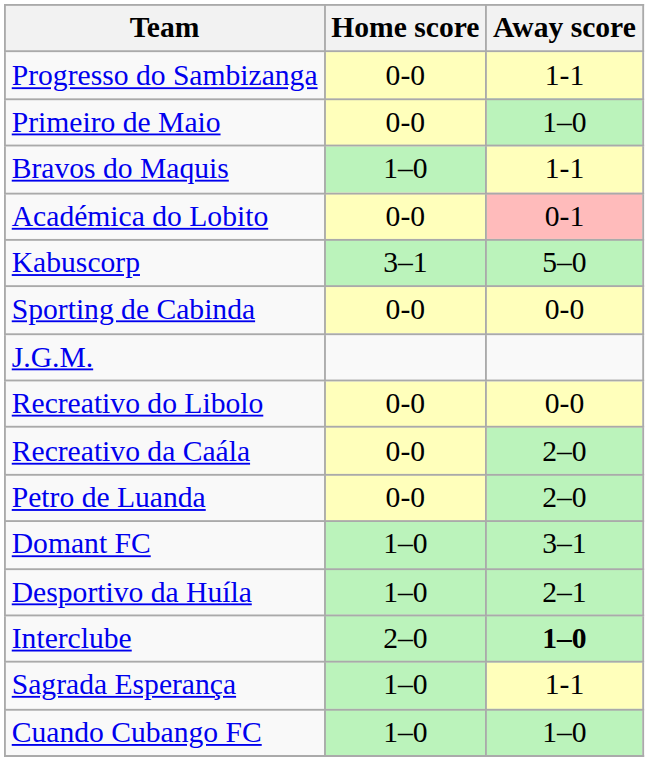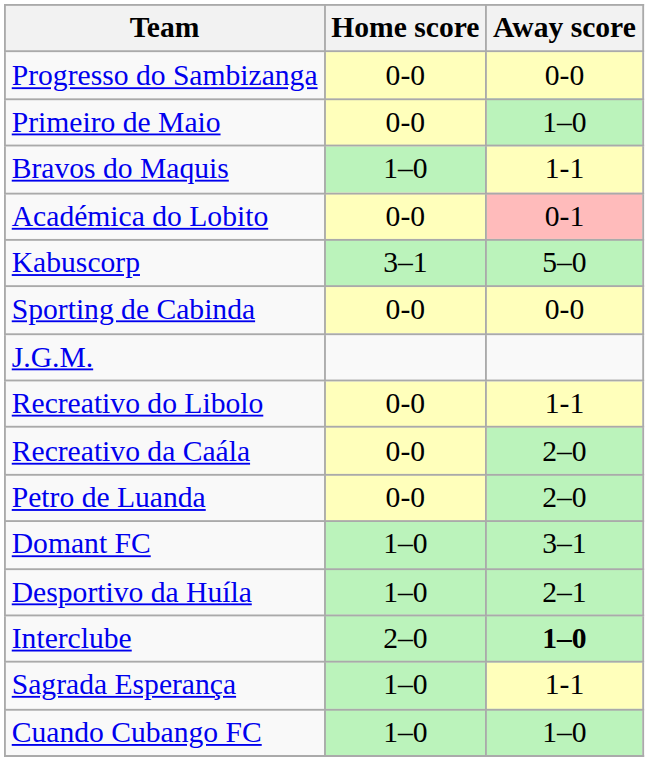(564, 74) 1-1 -> (564, 74) 0-0
(564, 403) 0-0 -> (564, 403) 1-1
